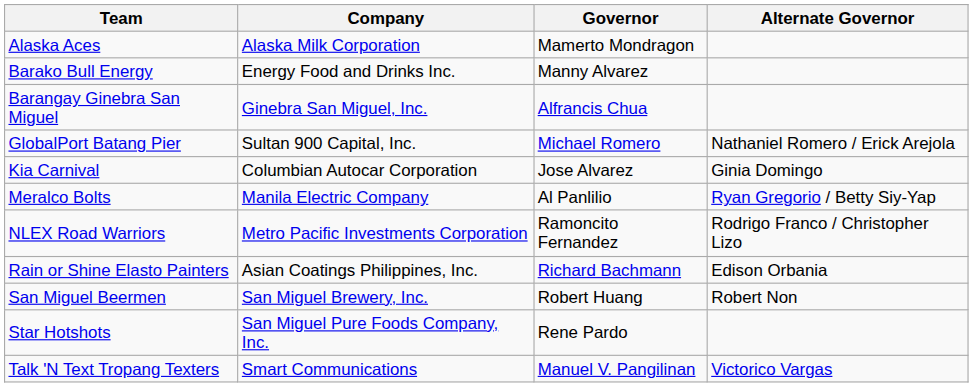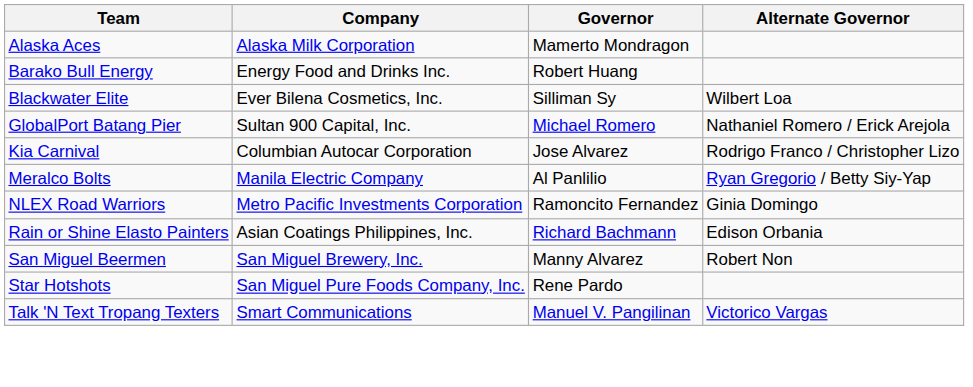(593, 72) Manny Alvarez -> (585, 72) Robert Huang
- row: (94, 108)
+ row: (68, 98)
(767, 171) Ginia Domingo -> (833, 152) Rodrigo Franco / Christopher Lizo
(820, 233) Rodrigo Franco / Christopher Lizo -> (762, 205) Ginia Domingo
(590, 296) Robert Huang -> (588, 258) Manny Alvarez
